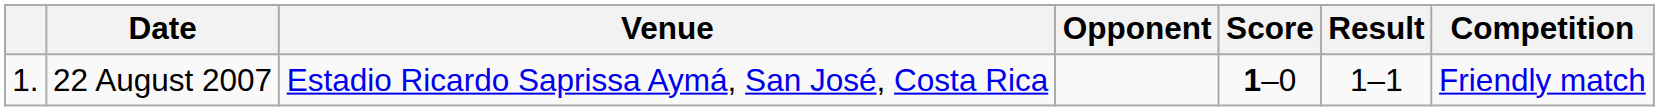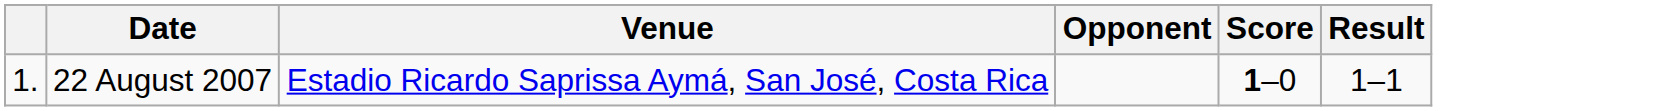- column: (1542, 29)
